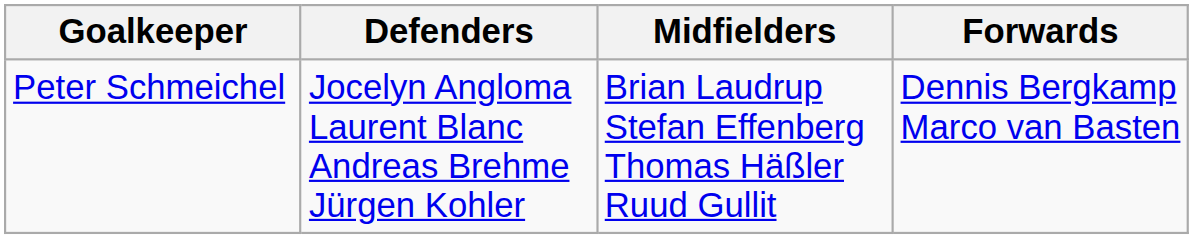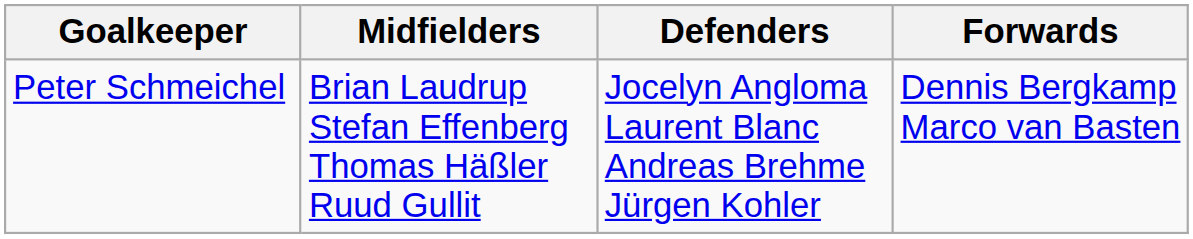columns swapped: (449, 32) <-> (745, 32)
